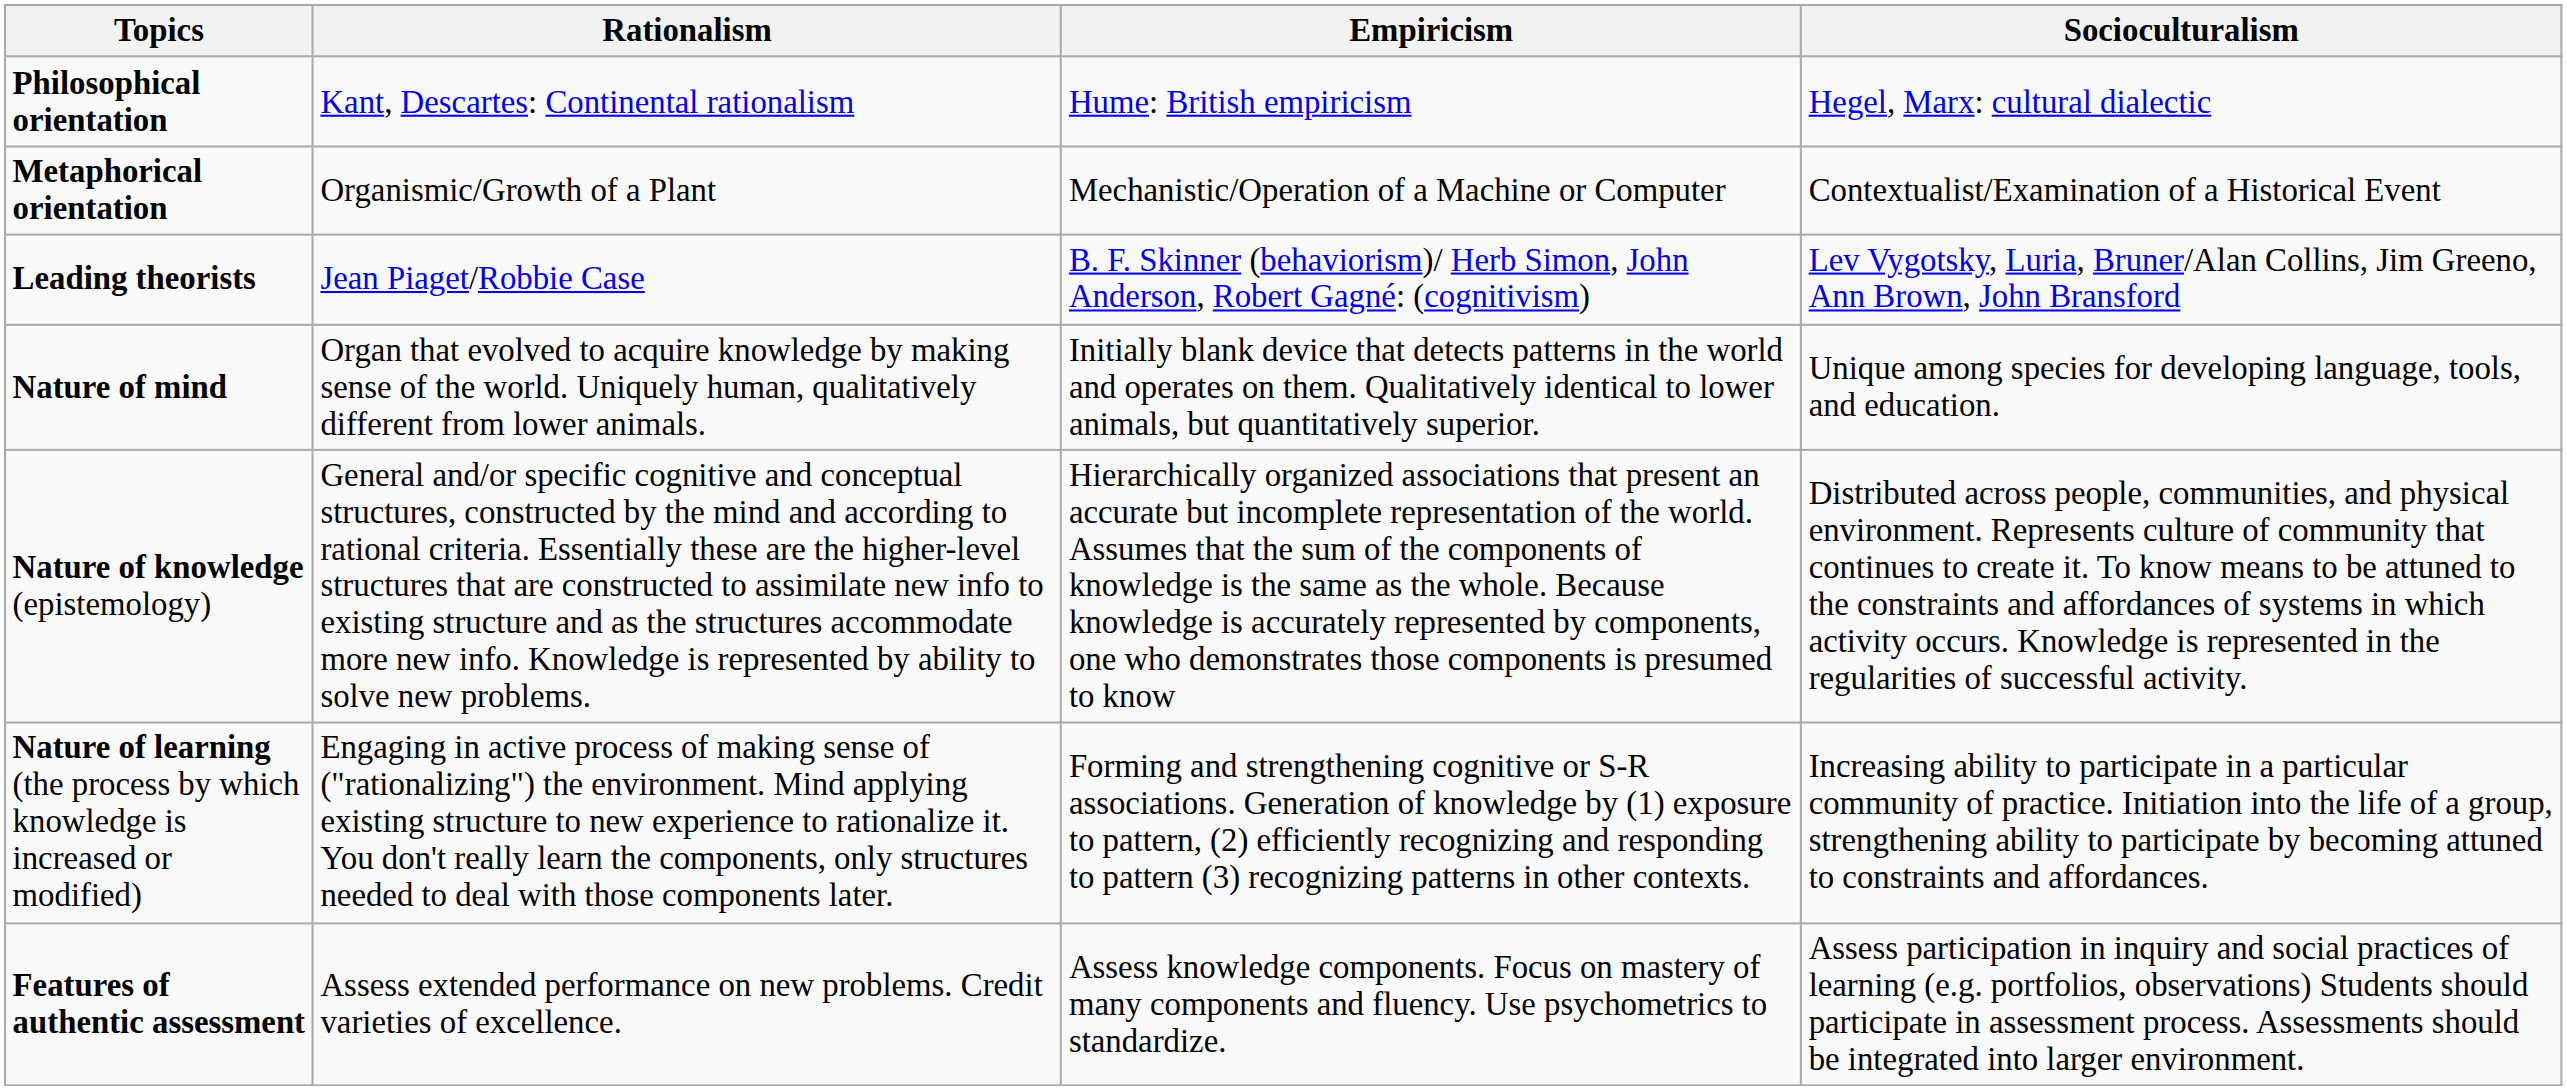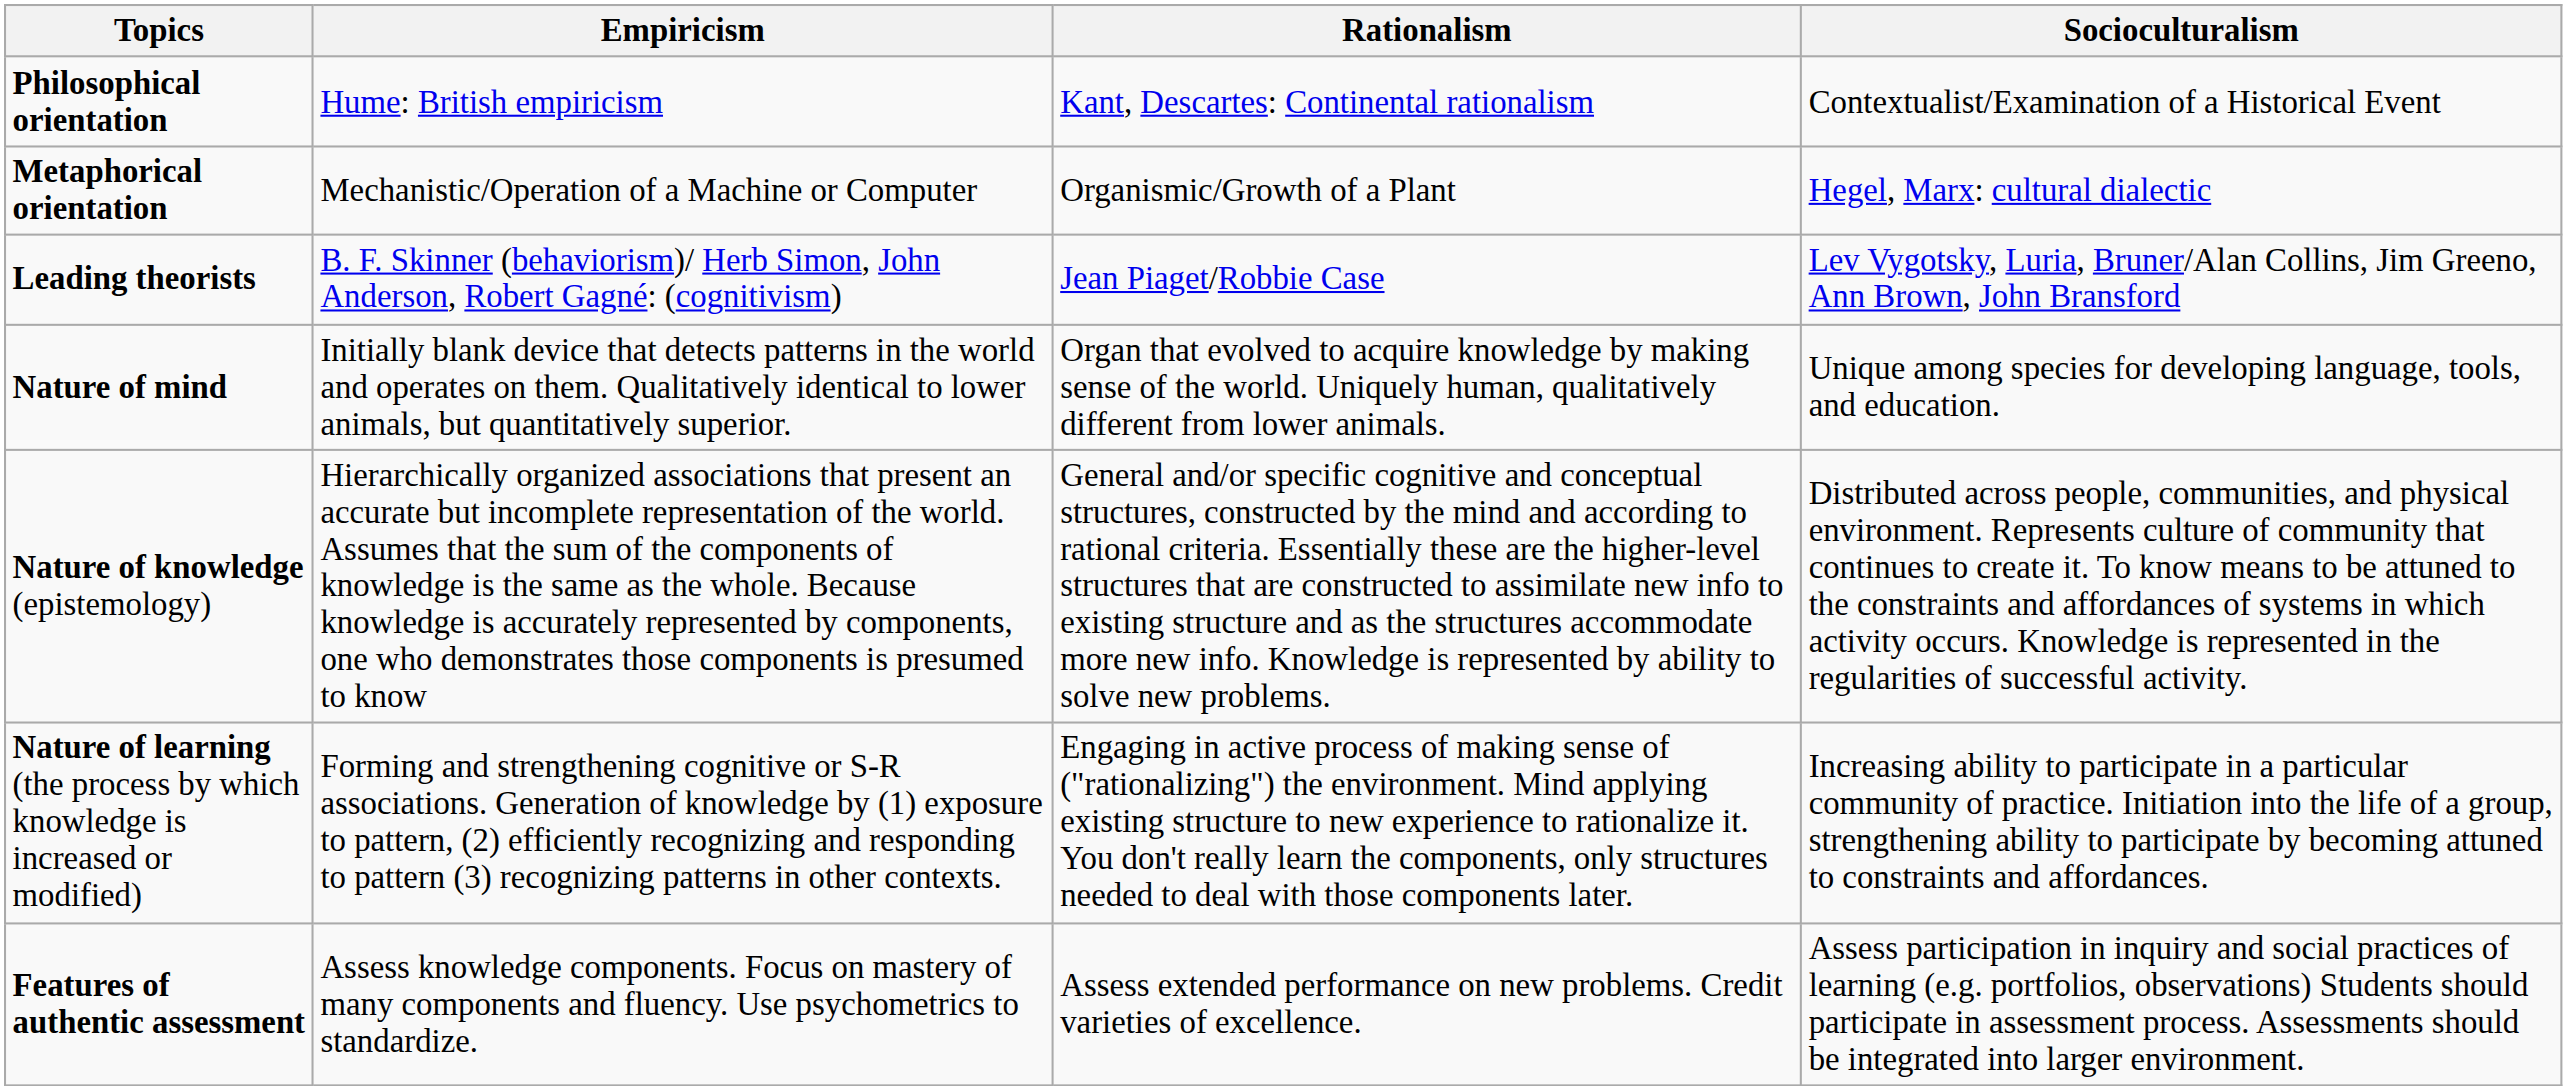columns swapped: (1431, 30) <-> (687, 30)
(2010, 100) Hegel, Marx: cultural dialectic -> (2125, 100) Contextualist/Examination of a Historical Event
(2125, 189) Contextualist/Examination of a Historical Event -> (2010, 189) Hegel, Marx: cultural dialectic
